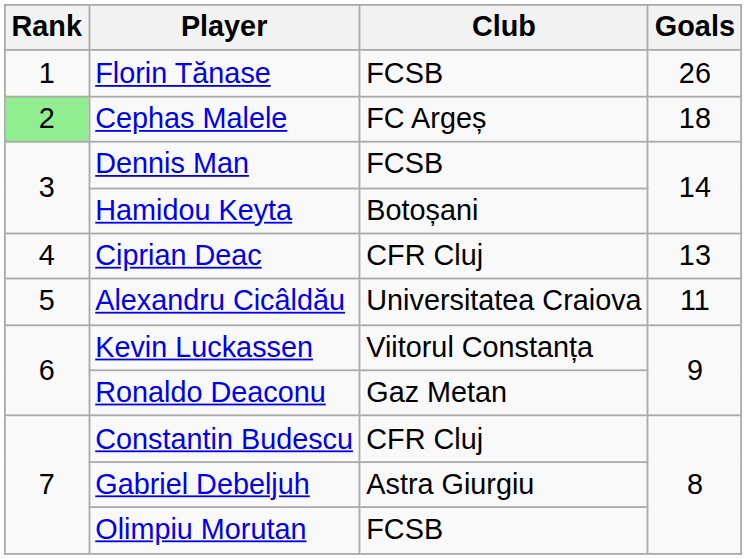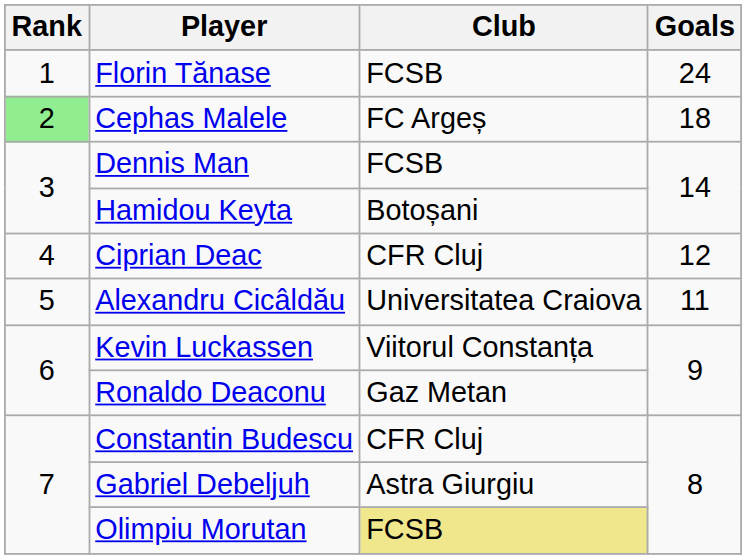(695, 73) 26 -> (695, 73) 24
(695, 255) 13 -> (695, 255) 12
(405, 529) no background -> (405, 529) khaki background
